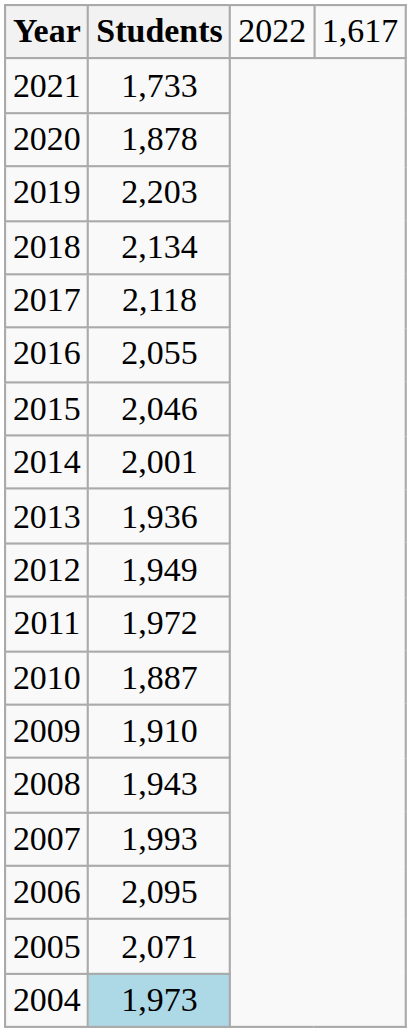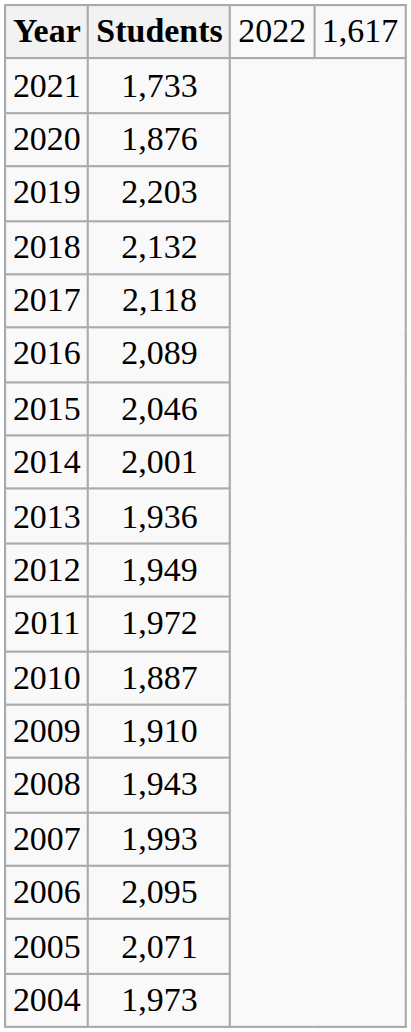(159, 138) 1,878 -> (159, 138) 1,876
(159, 246) 2,134 -> (159, 246) 2,132
(159, 354) 2,055 -> (159, 354) 2,089
(159, 999) lightblue background -> (159, 999) no background
